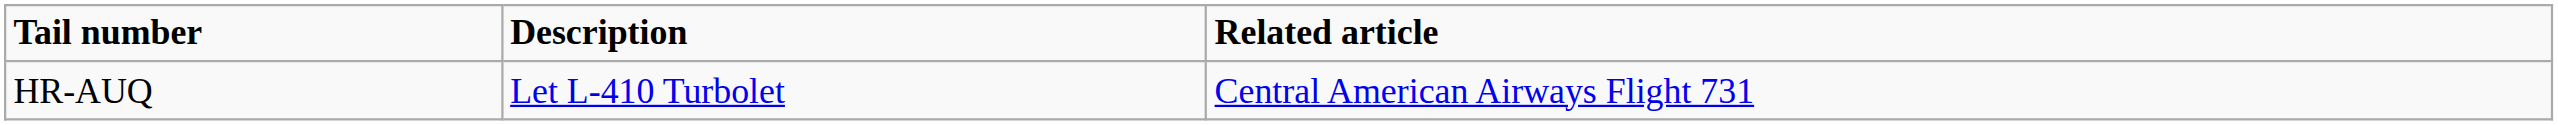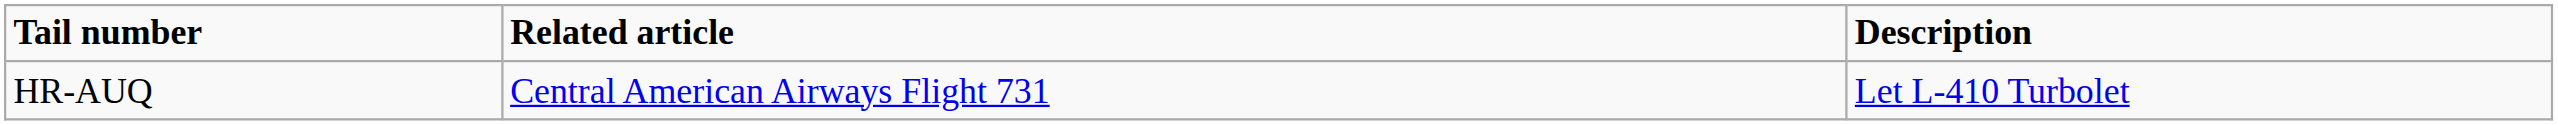columns swapped: (599, 32) <-> (1327, 32)
